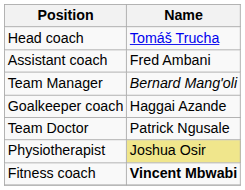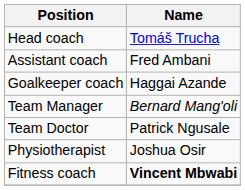rows swapped: (66, 106) <-> (55, 83)
(168, 151) khaki background -> (168, 151) no background
